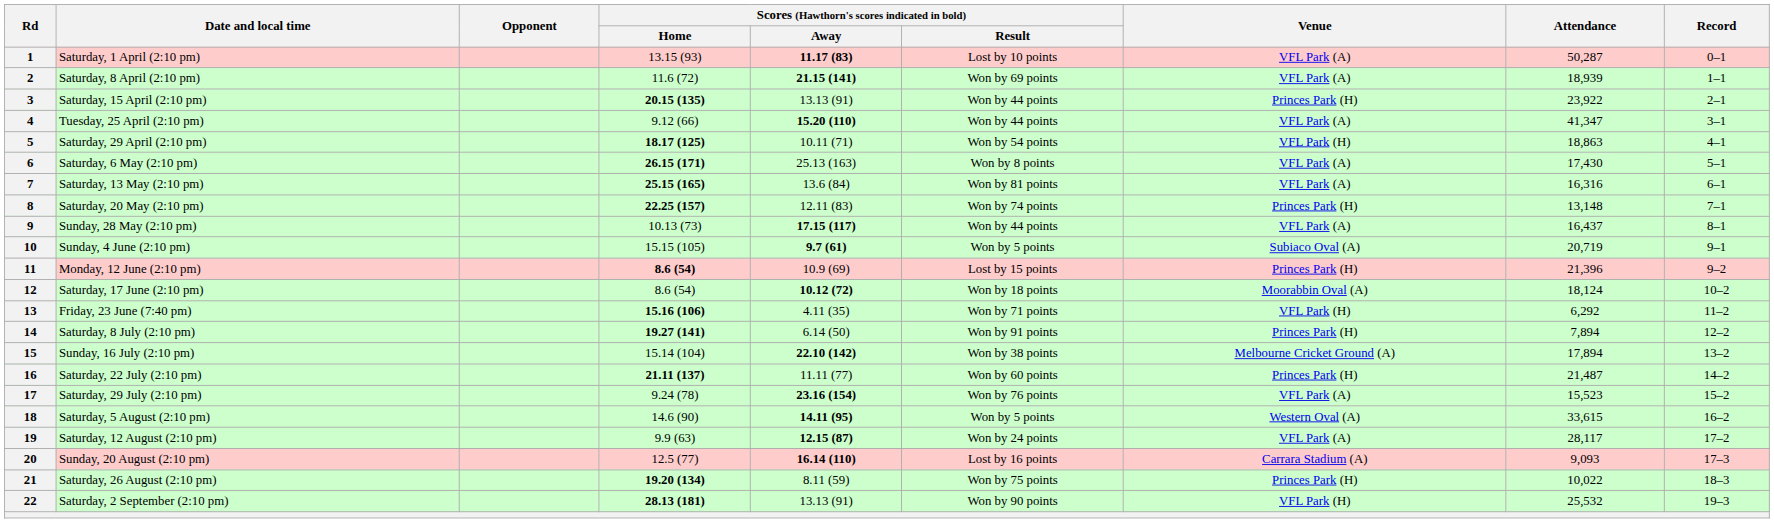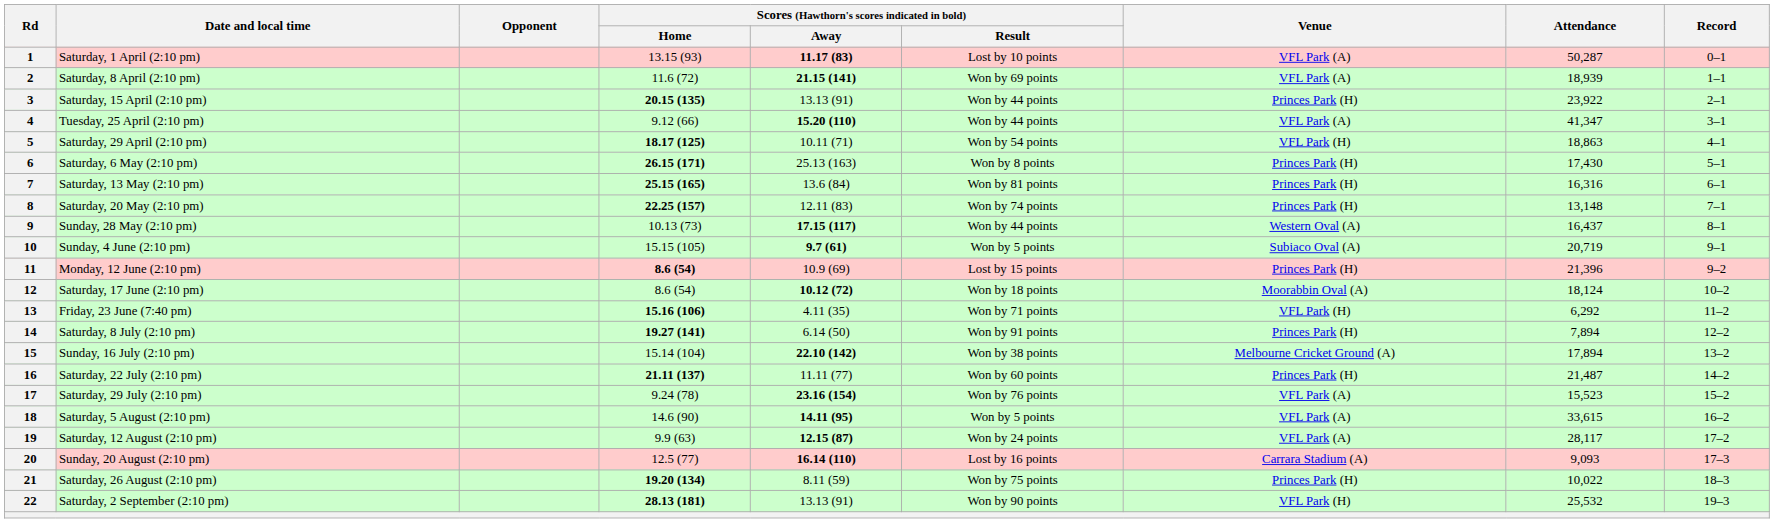(1315, 163) VFL Park (A) -> (1315, 163) Princes Park (H)
(1315, 184) VFL Park (A) -> (1315, 184) Princes Park (H)
(1315, 226) VFL Park (A) -> (1315, 226) Western Oval (A)
(1315, 417) Western Oval (A) -> (1315, 417) VFL Park (A)
